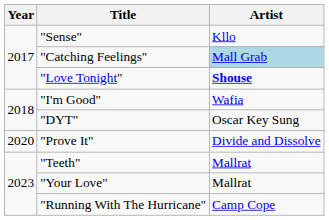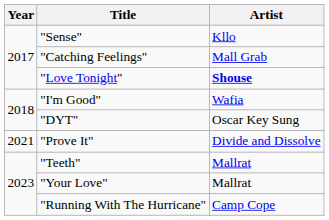(240, 57) lightblue background -> (240, 57) no background
(21, 141) 2020 -> (21, 141) 2021
